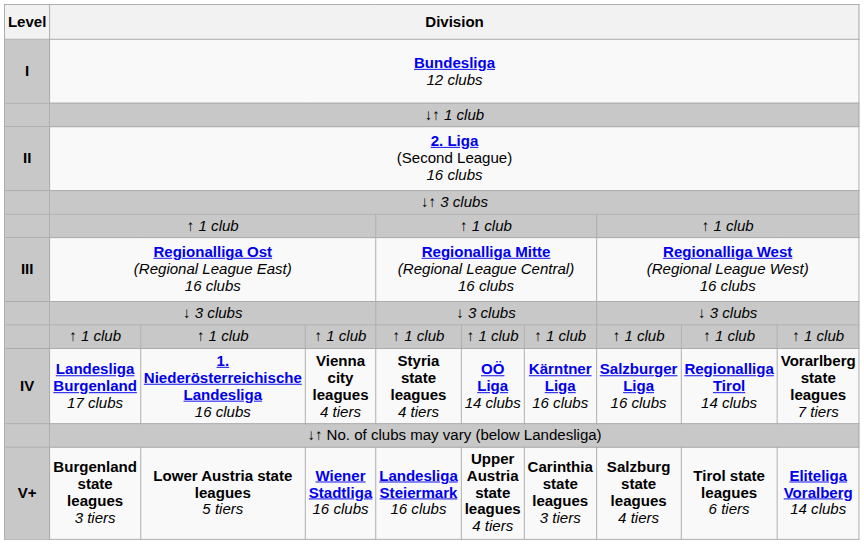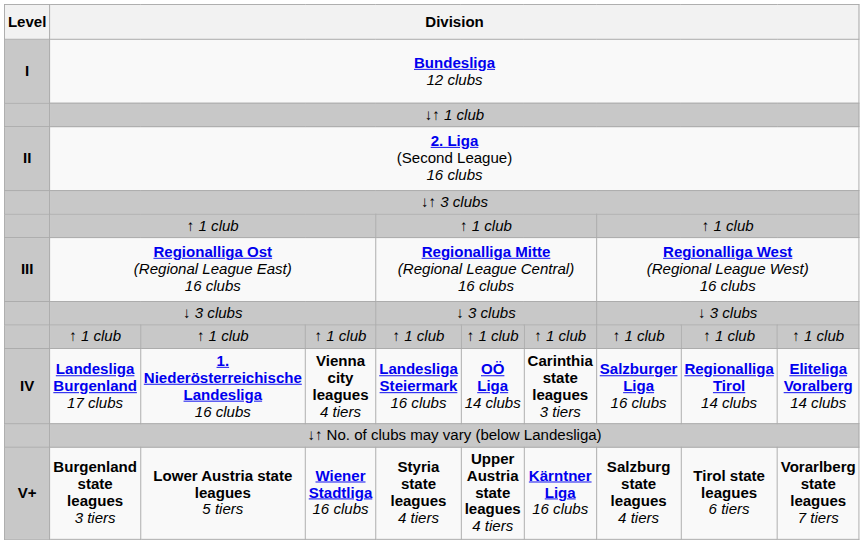(418, 386) Styria state leagues 4 tiers -> (418, 386) Landesliga Steiermark 16 clubs
(560, 386) Kärntner Liga 16 clubs -> (560, 386) Carinthia state leagues 3 tiers
(818, 386) Vorarlberg state leagues 7 tiers -> (818, 386) Eliteliga Voralberg 14 clubs
(418, 493) Landesliga Steiermark 16 clubs -> (418, 493) Styria state leagues 4 tiers
(560, 493) Carinthia state leagues 3 tiers -> (560, 493) Kärntner Liga 16 clubs
(818, 493) Eliteliga Voralberg 14 clubs -> (818, 493) Vorarlberg state leagues 7 tiers
